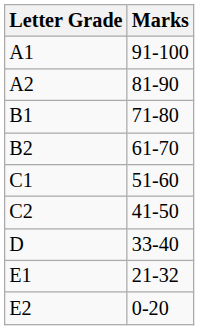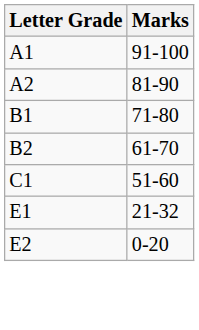- row: (21, 212)
- row: (17, 244)
